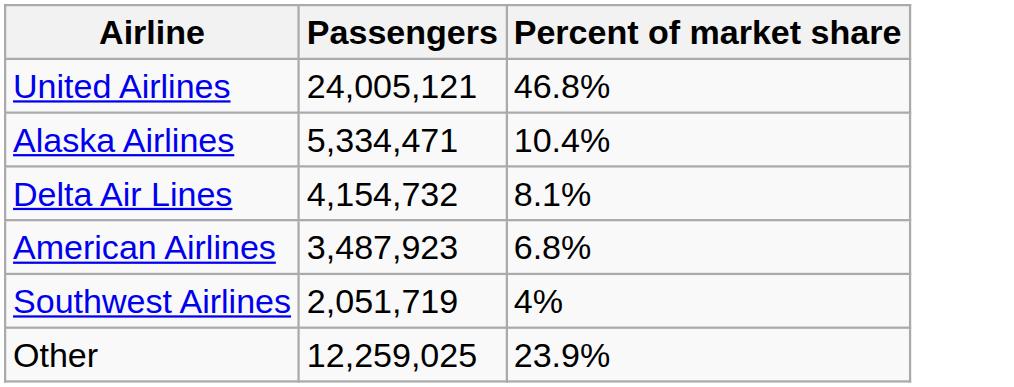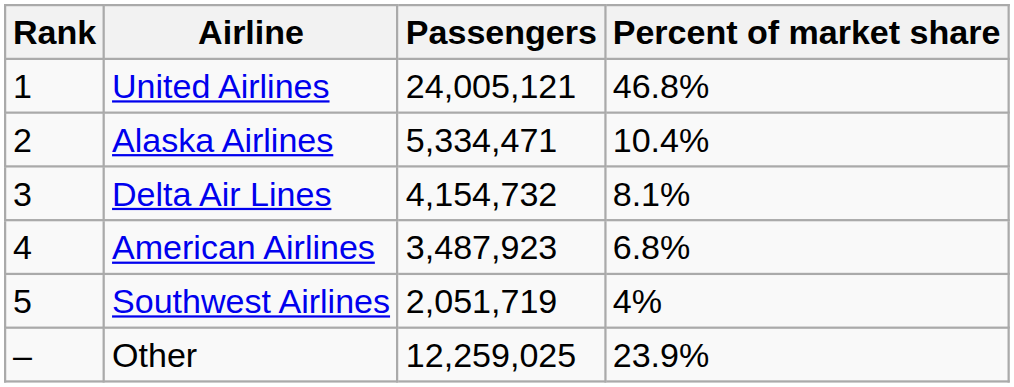+ column: (55, 32)
